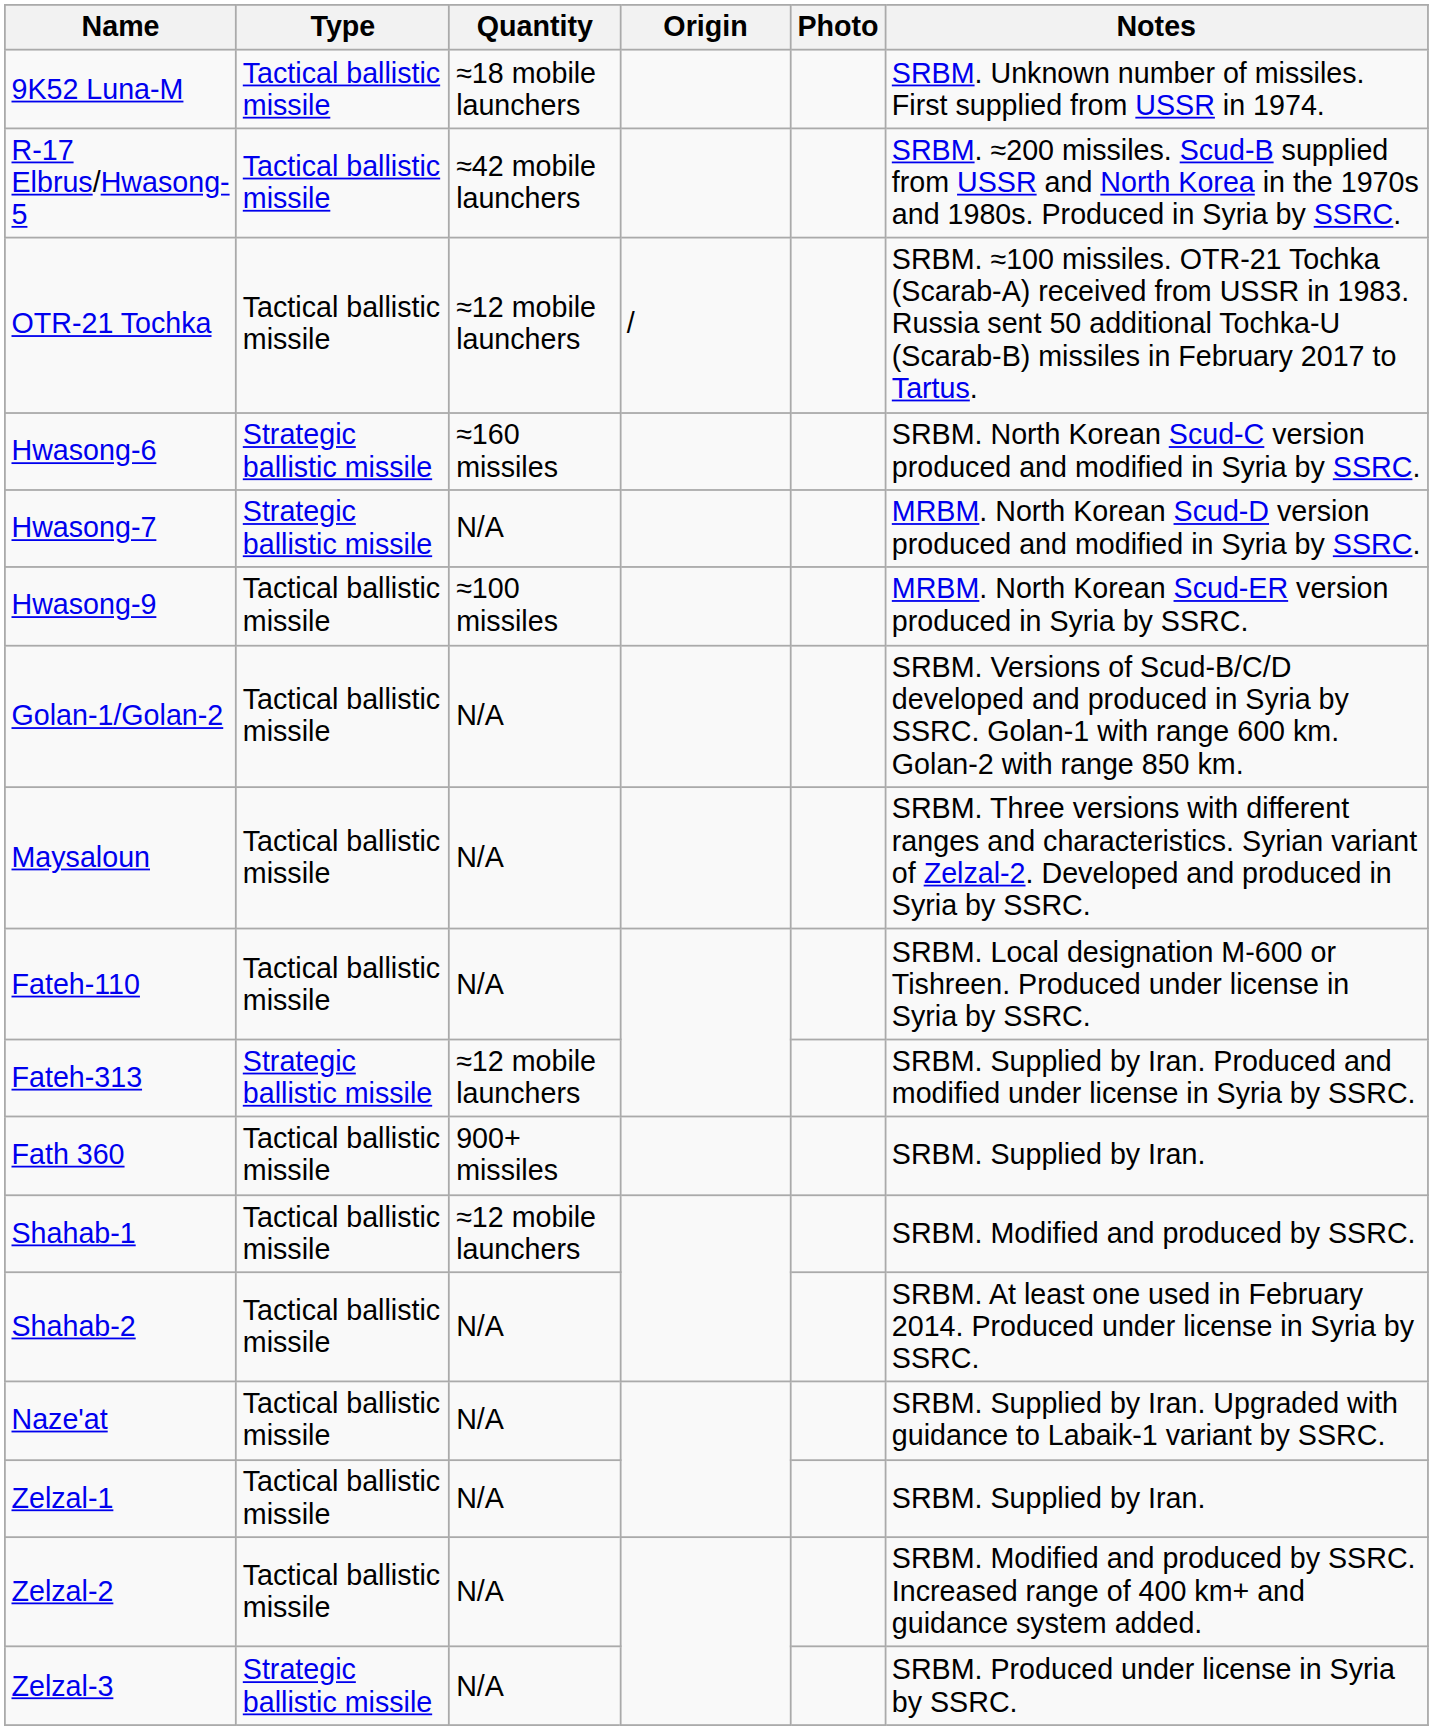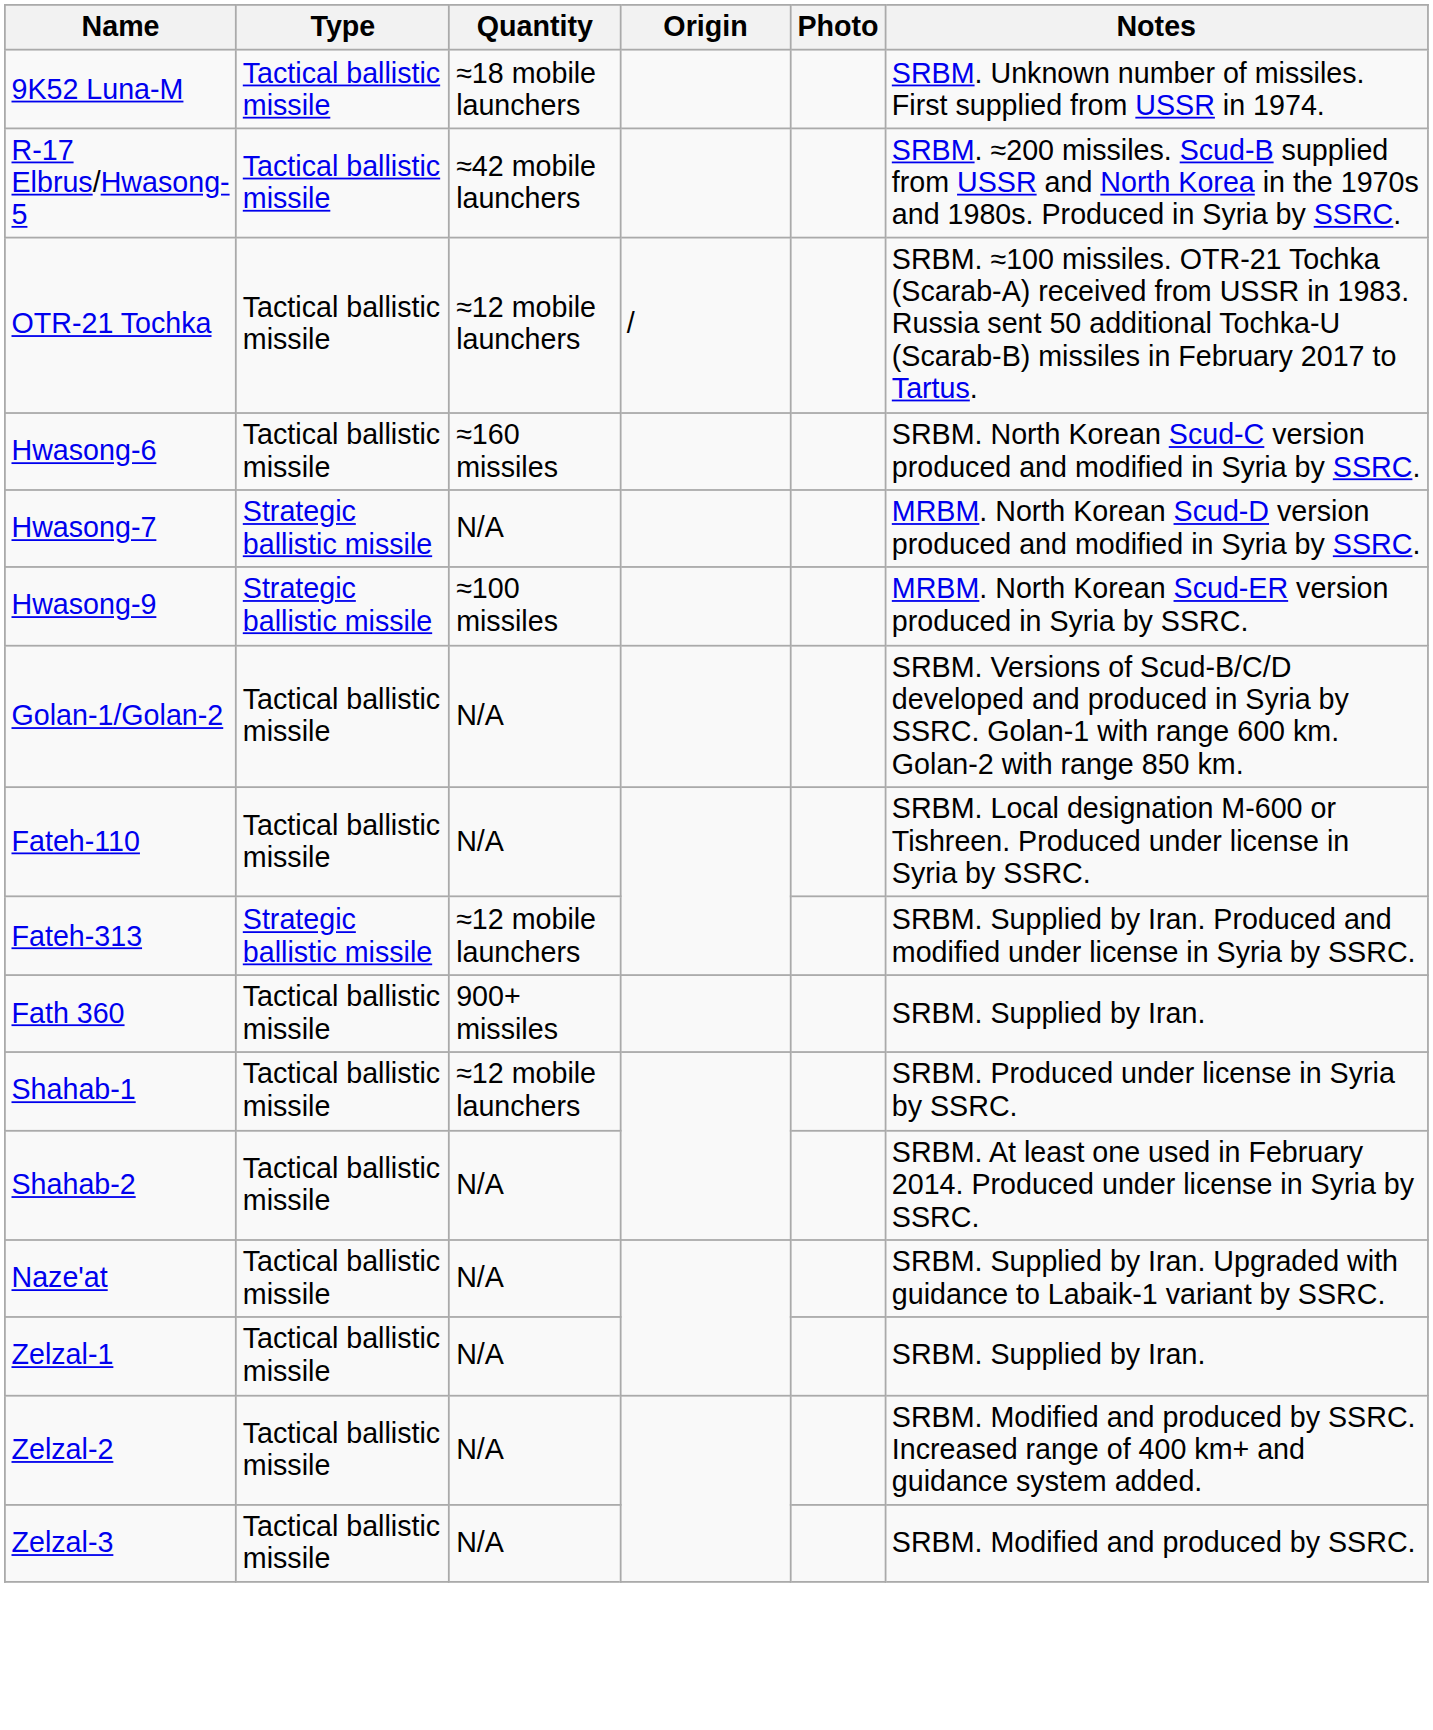(337, 450) Strategic ballistic missile -> (341, 450) Tactical ballistic missile
(341, 605) Tactical ballistic missile -> (337, 605) Strategic ballistic missile
- row: (81, 857)
(1154, 1232) SRBM. Modified and produced by SSRC. -> (1143, 1090) SRBM. Produced under license in Syria by SSRC.
(337, 1685) Strategic ballistic missile -> (341, 1543) Tactical ballistic missile
(1143, 1685) SRBM. Produced under license in Syria by SSRC. -> (1154, 1543) SRBM. Modified and produced by SSRC.
